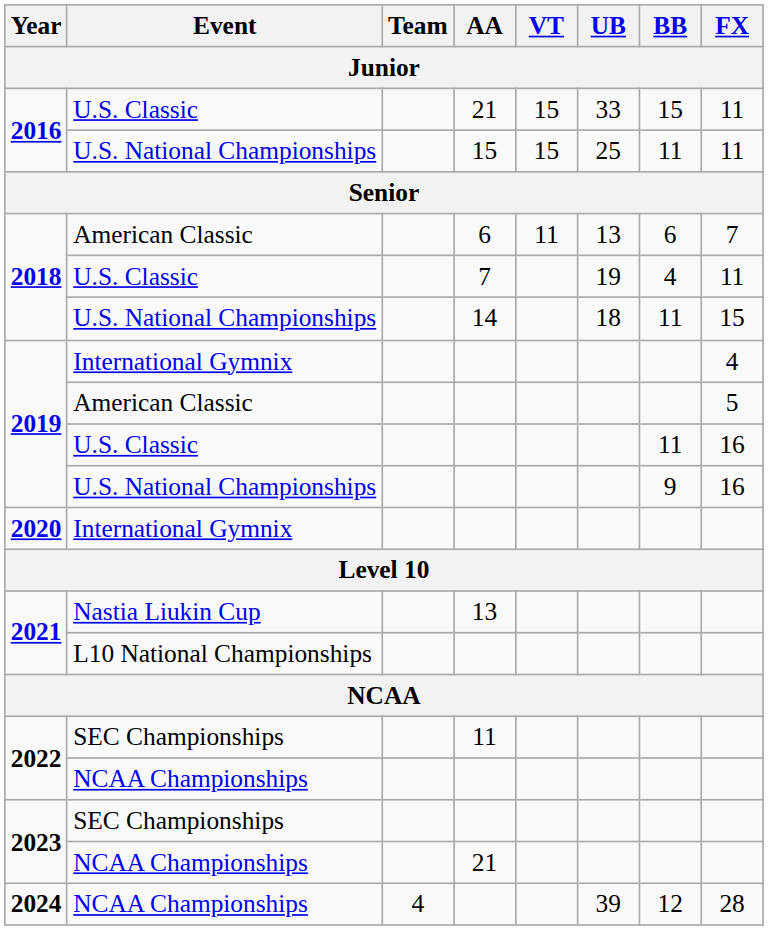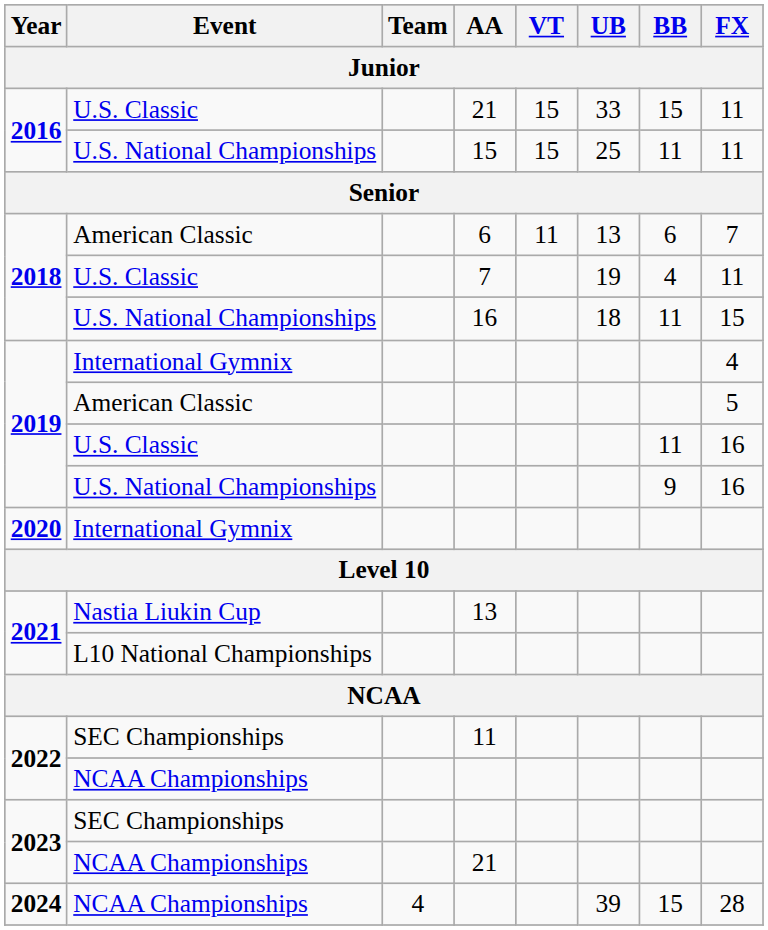(485, 318) 14 -> (485, 318) 16
(670, 904) 12 -> (670, 904) 15
